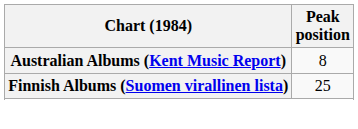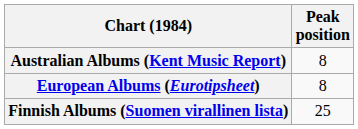+ row: (148, 85)
